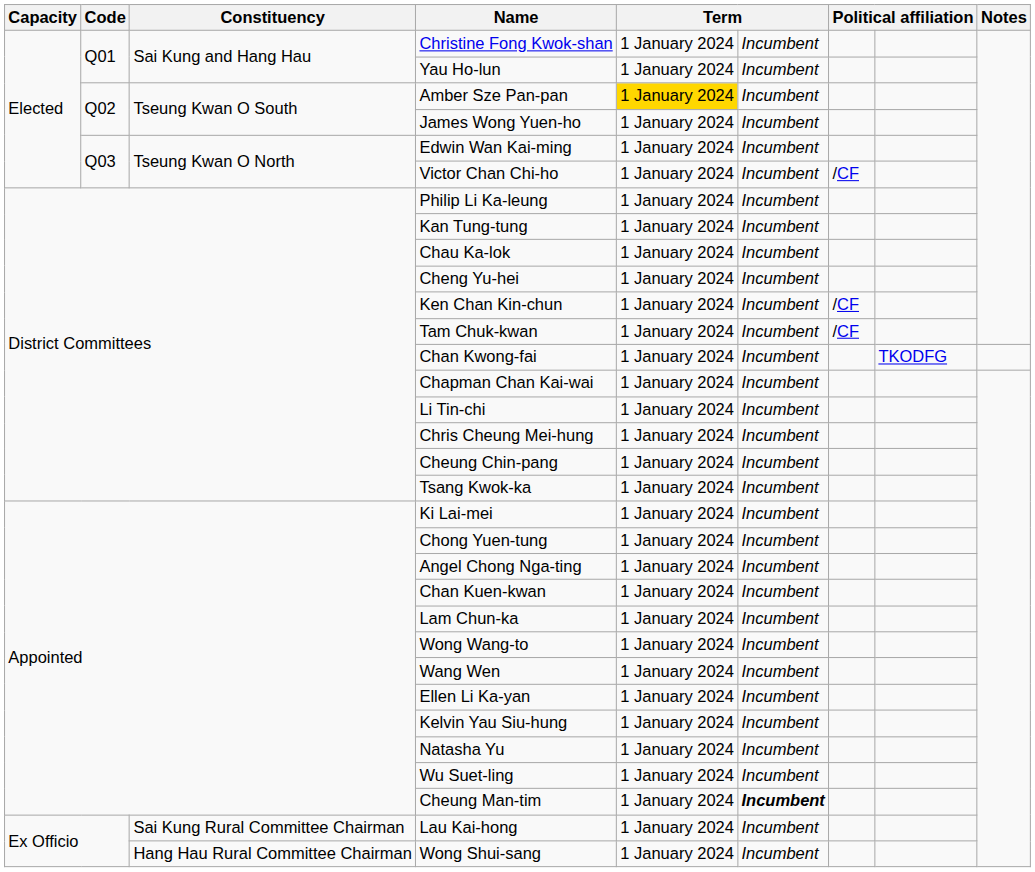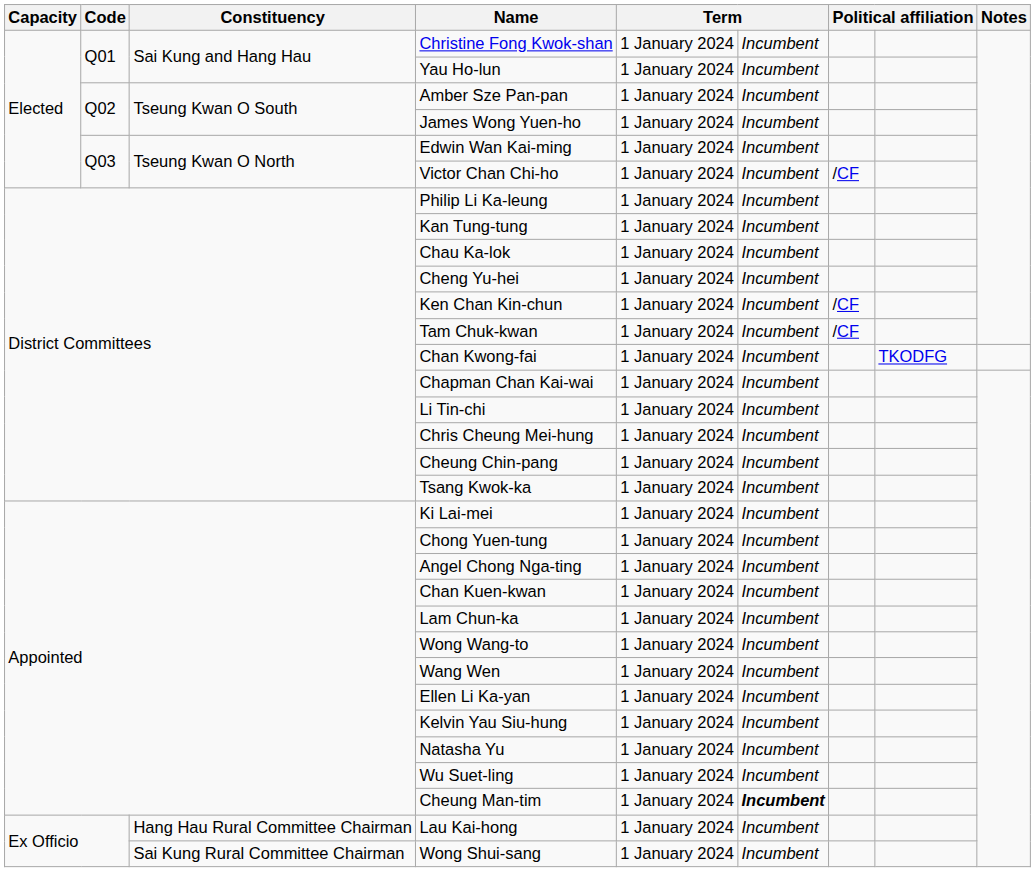(677, 95) gold background -> (677, 95) no background
(269, 827) Sai Kung Rural Committee Chairman -> (273, 827) Hang Hau Rural Committee Chairman
(273, 853) Hang Hau Rural Committee Chairman -> (269, 853) Sai Kung Rural Committee Chairman
